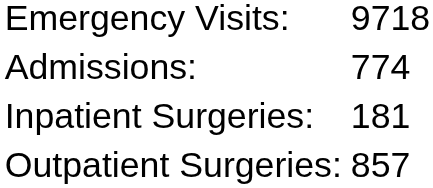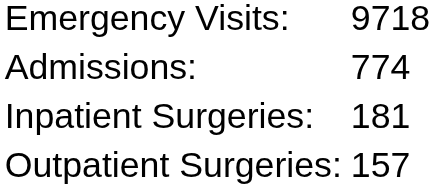(381, 165) 857 -> (381, 165) 157
